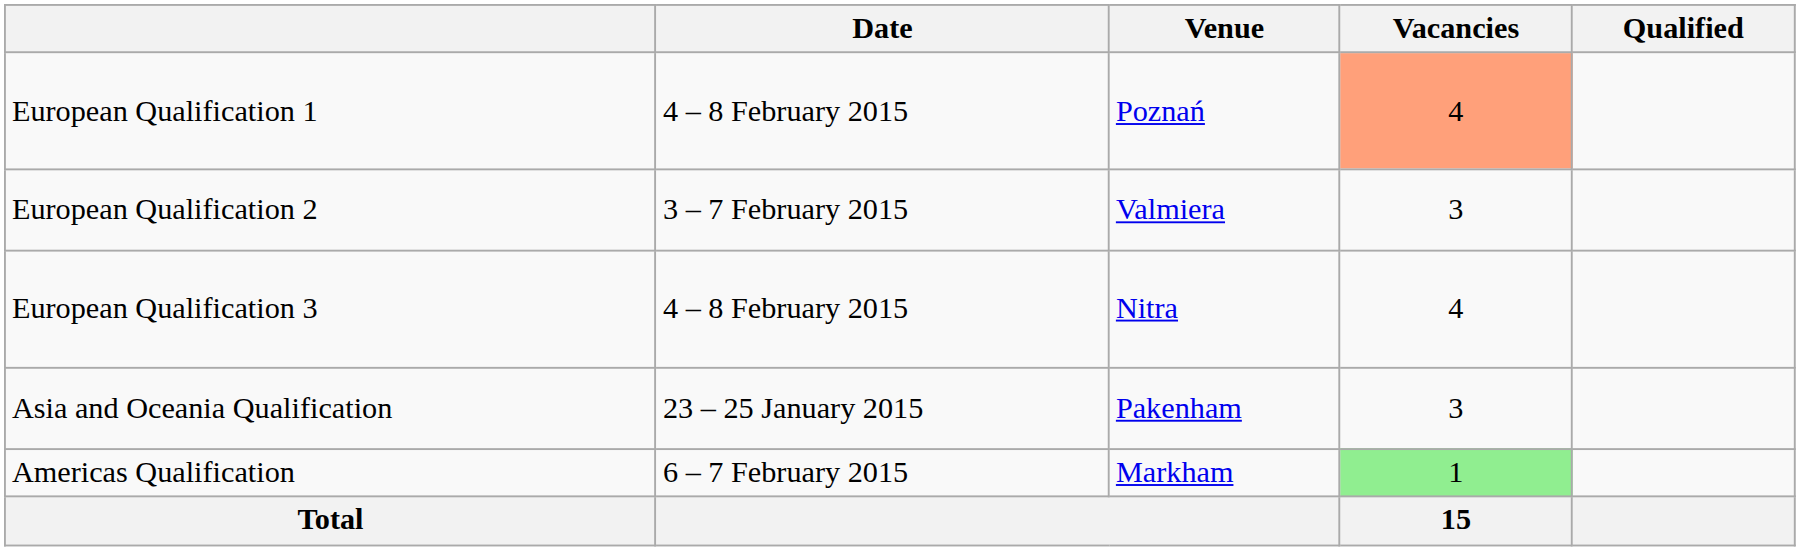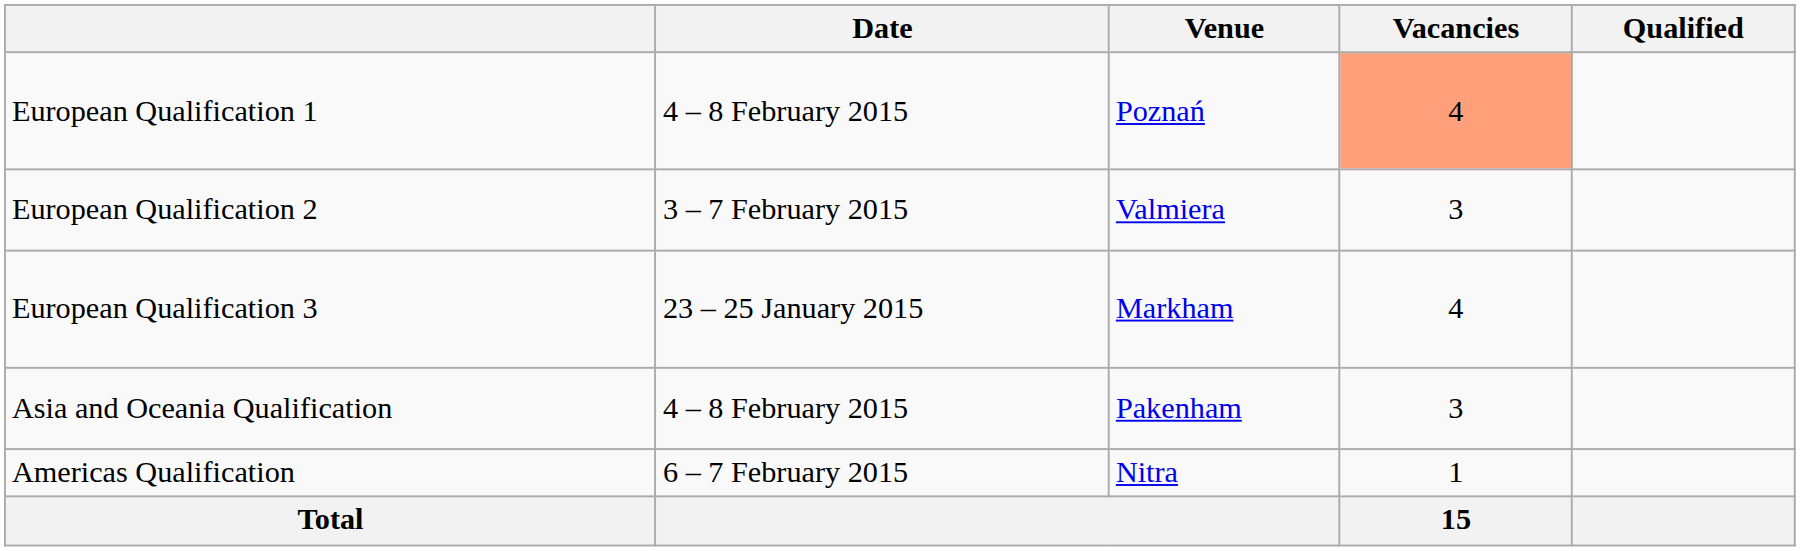(786, 308) 4 – 8 February 2015 -> (793, 308) 23 – 25 January 2015
(1147, 308) Nitra -> (1175, 308) Markham
(793, 407) 23 – 25 January 2015 -> (786, 407) 4 – 8 February 2015
(1175, 472) Markham -> (1147, 472) Nitra
(1456, 472) lightgreen background -> (1456, 472) no background
